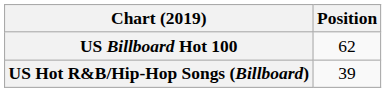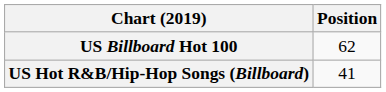(347, 73) 39 -> (347, 73) 41
